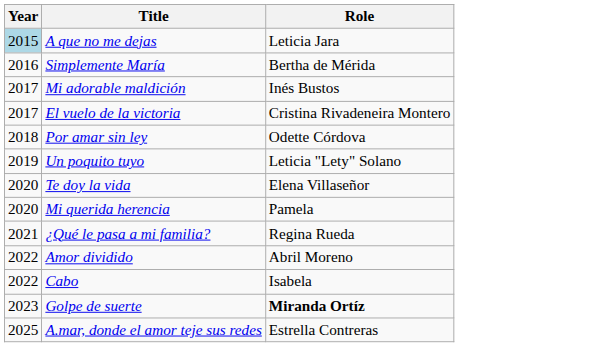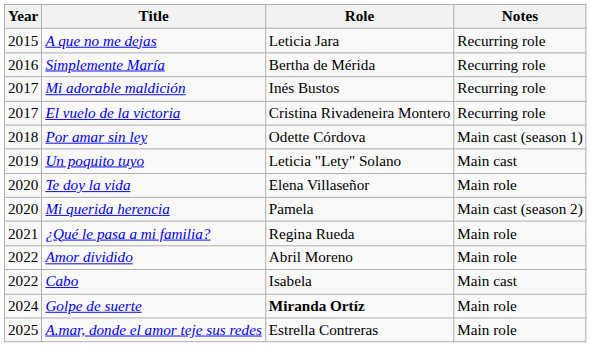+ column: (520, 16)
(23, 40) lightblue background -> (23, 40) no background
(23, 305) 2023 -> (23, 305) 2024
